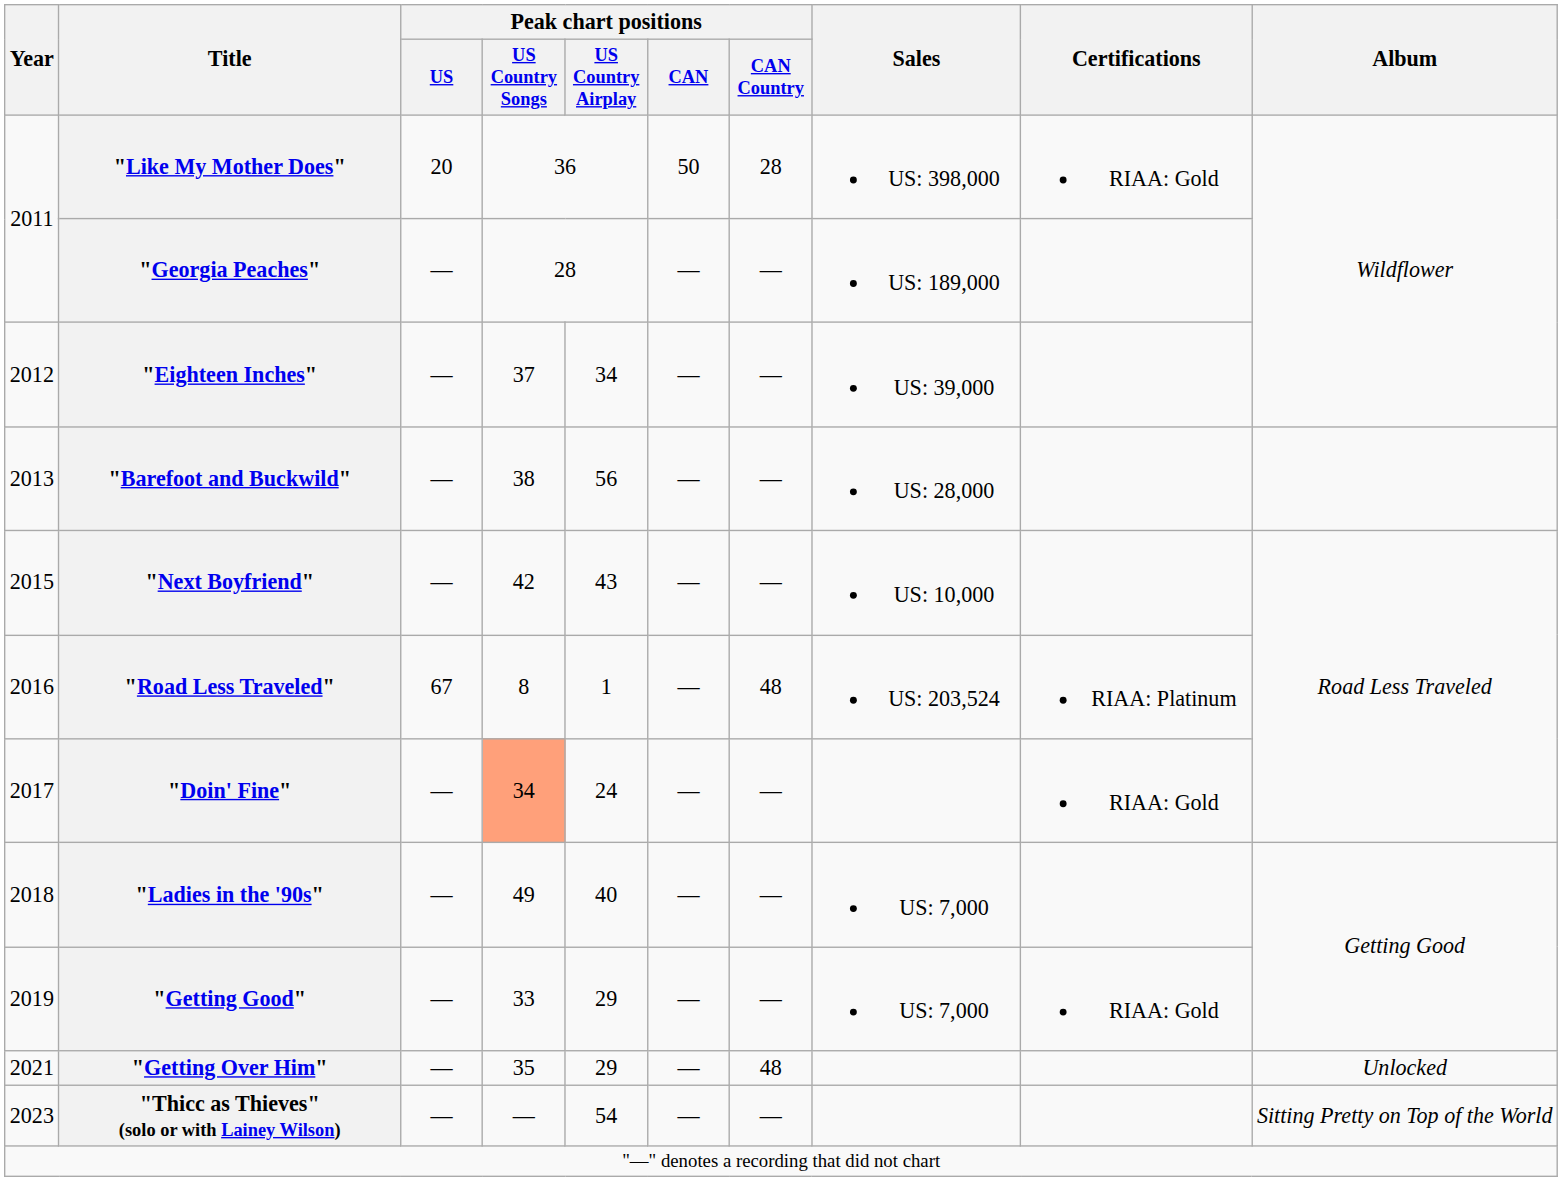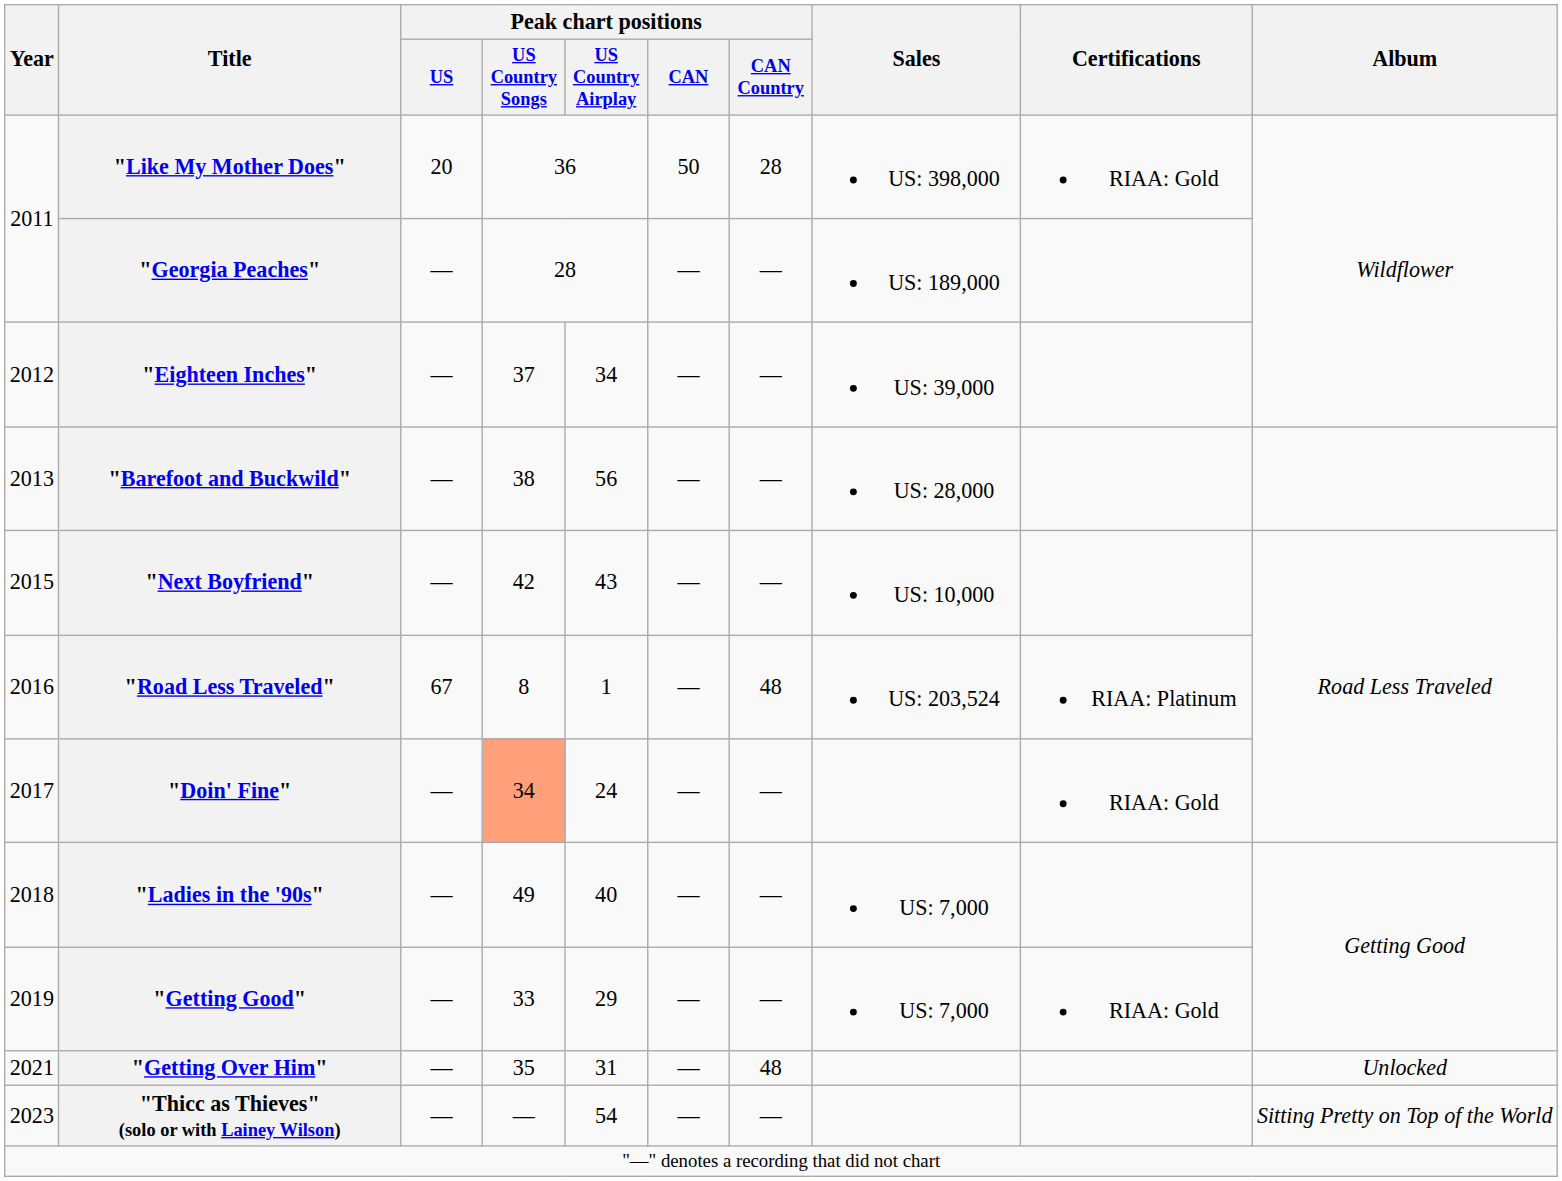(606, 1068) 29 -> (606, 1068) 31
